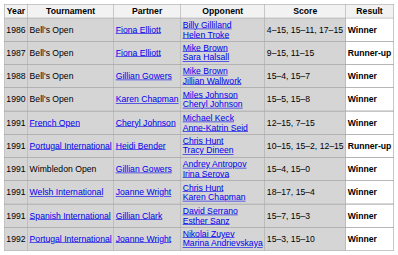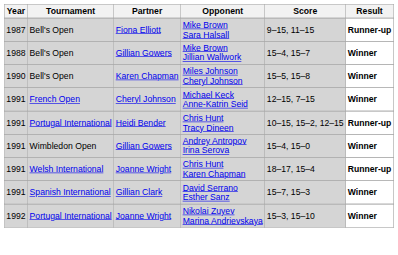- row: (207, 30)
(362, 193) Winner -> (370, 169) Runner-up
